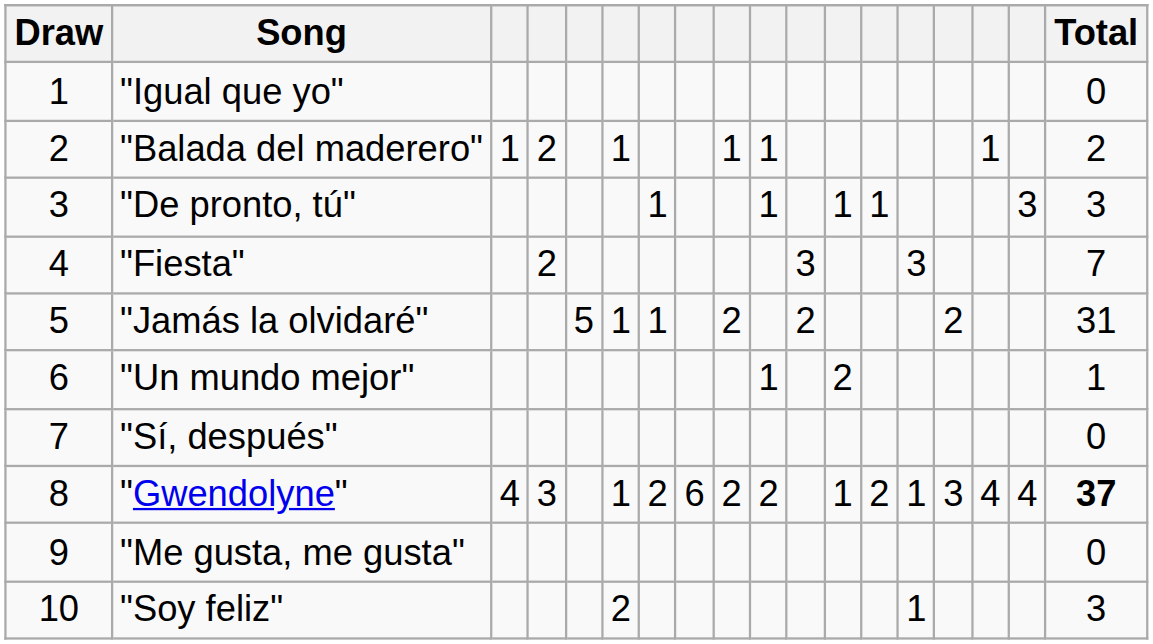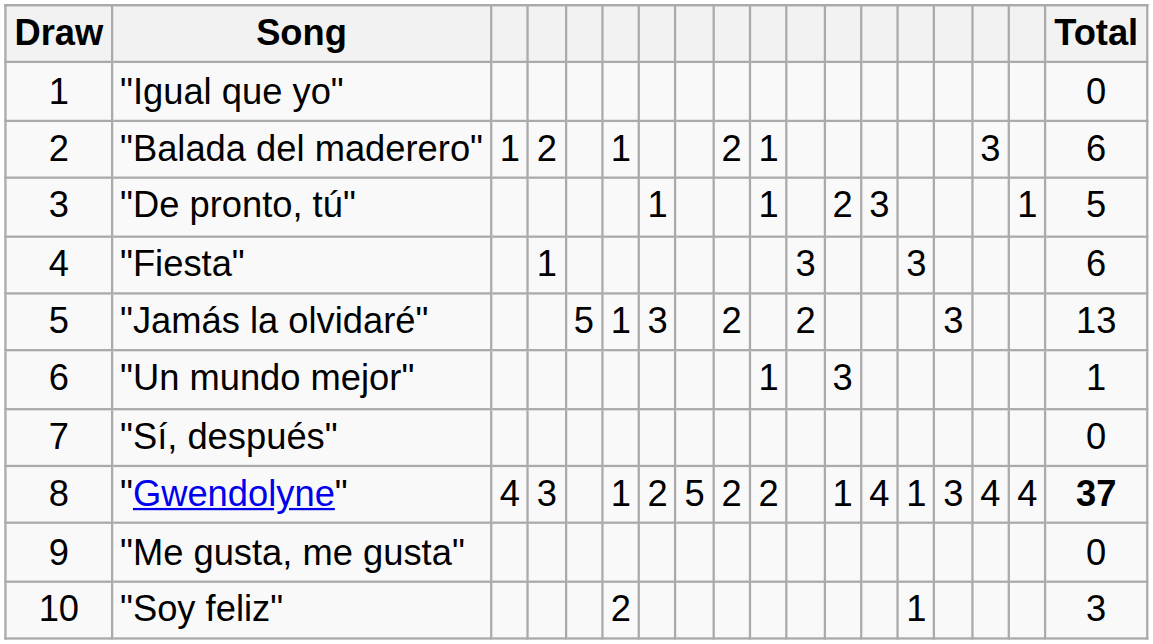(732, 148) 1 -> (732, 148) 2
(990, 148) 1 -> (990, 148) 3
(1096, 148) 2 -> (1096, 148) 6
(842, 206) 1 -> (842, 206) 2
(879, 206) 1 -> (879, 206) 3
(1027, 206) 3 -> (1027, 206) 1
(1096, 206) 3 -> (1096, 206) 5
(547, 263) 2 -> (547, 263) 1
(1096, 263) 7 -> (1096, 263) 6
(658, 321) 1 -> (658, 321) 3
(953, 321) 2 -> (953, 321) 3
(1096, 321) 31 -> (1096, 321) 13
(842, 378) 2 -> (842, 378) 3
(695, 494) 6 -> (695, 494) 5
(879, 494) 2 -> (879, 494) 4
